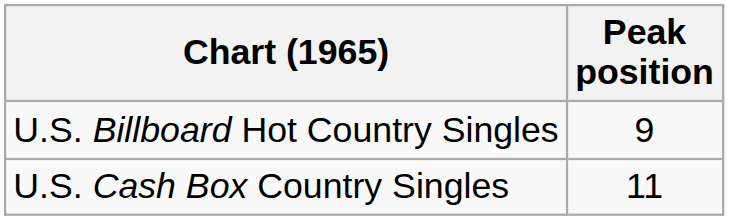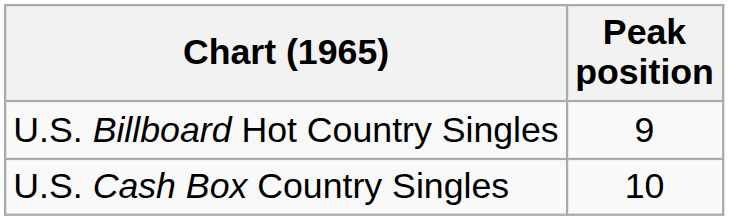(645, 186) 11 -> (645, 186) 10
